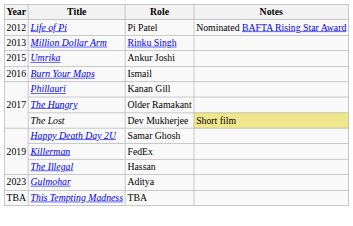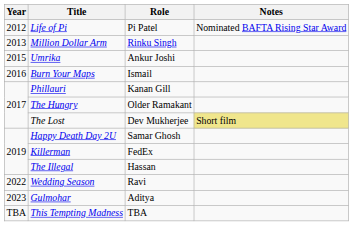+ row: (63, 182)
